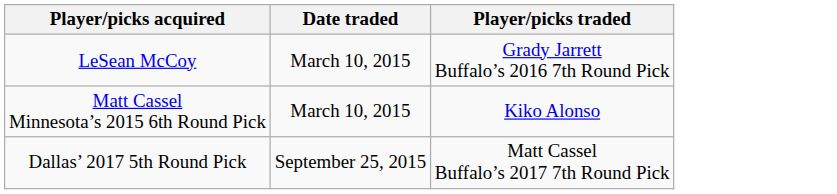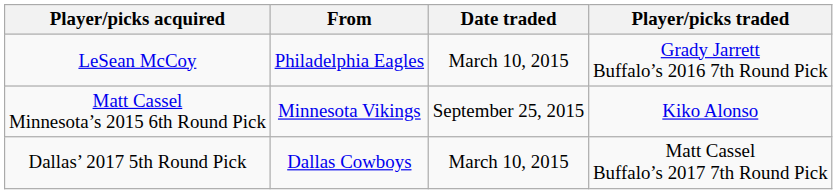+ column: (349, 19)
(350, 111) March 10, 2015 -> (509, 111) September 25, 2015
(350, 162) September 25, 2015 -> (509, 162) March 10, 2015
